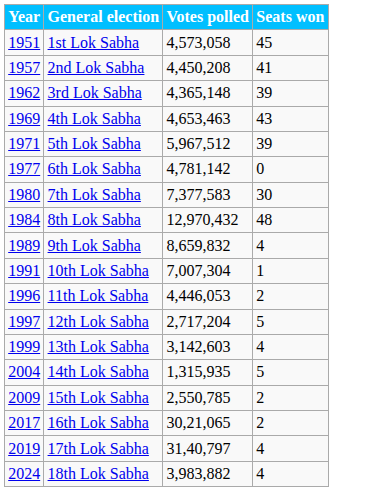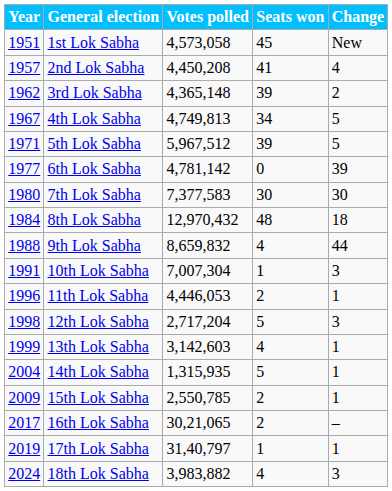+ column: (358, 17)
(24, 118) 1969 -> (24, 118) 1967
(198, 118) 4,653,463 -> (198, 118) 4,749,813
(264, 118) 43 -> (264, 118) 34
(24, 245) 1989 -> (24, 245) 1988
(24, 321) 1997 -> (24, 321) 1998
(260, 448) 4 -> (260, 448) 1
